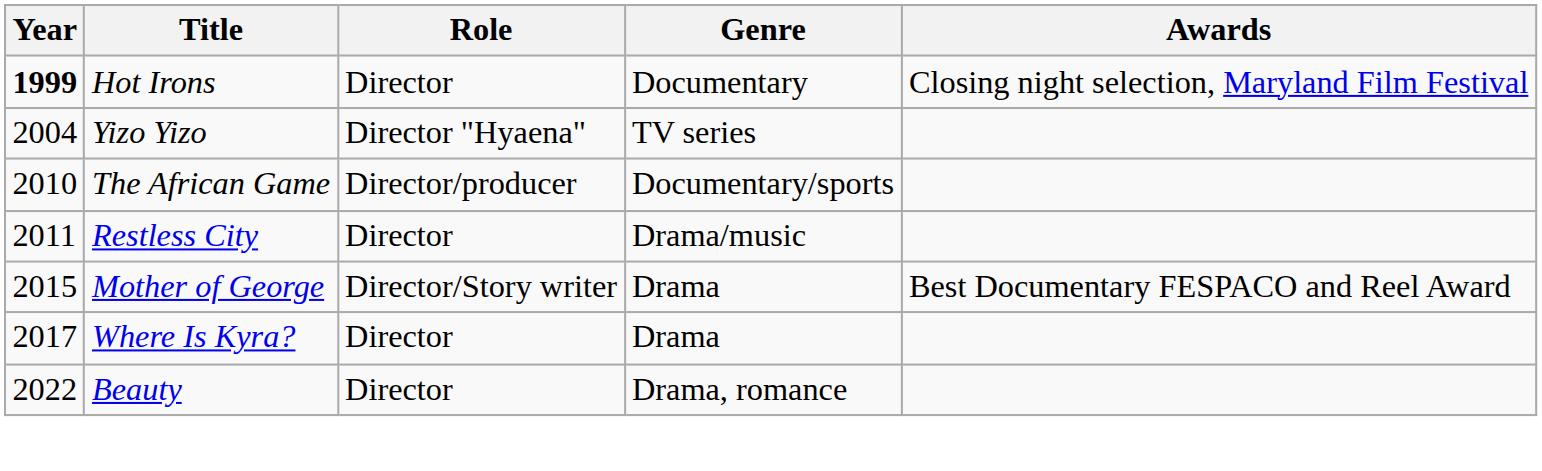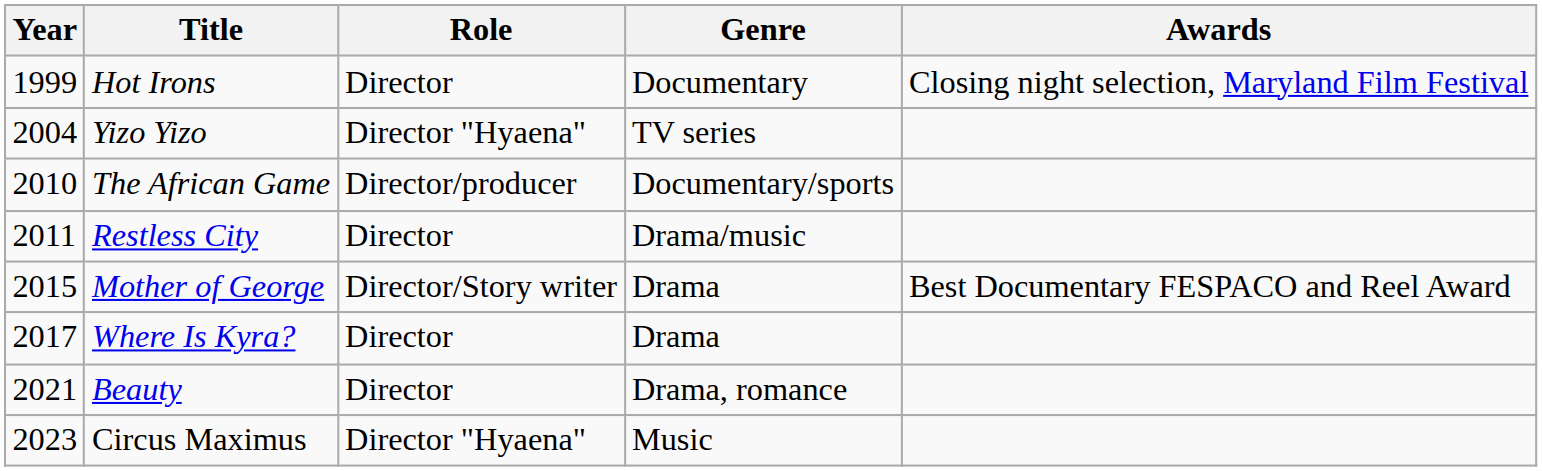(45, 81) bold -> (45, 81) normal
(45, 388) 2022 -> (45, 388) 2021
+ row: (199, 440)
